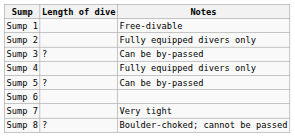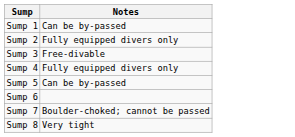- column: (79, 11)
(151, 26) Free-divable -> (84, 26) Can be by-passed
(162, 54) Can be by-passed -> (73, 54) Free-divable
(146, 111) Very tight -> (126, 111) Boulder-choked; cannot be passed
(203, 125) Boulder-choked; cannot be passed -> (68, 125) Very tight
